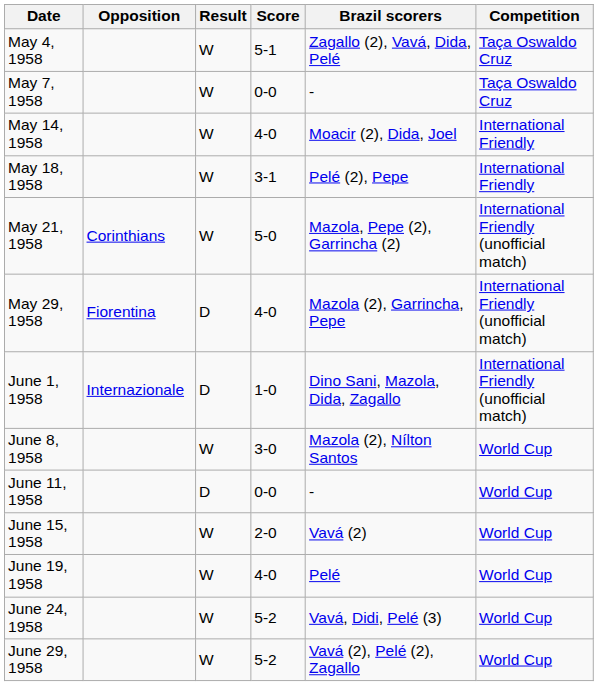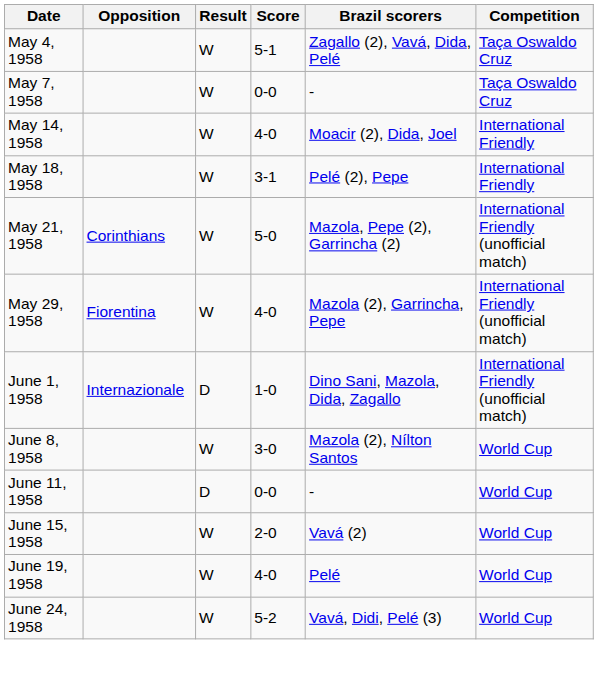(205, 312) D -> (206, 312) W
- row: (38, 659)
